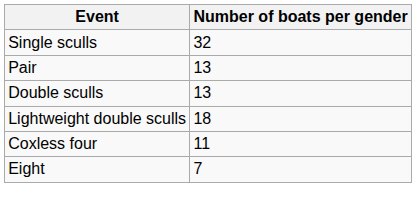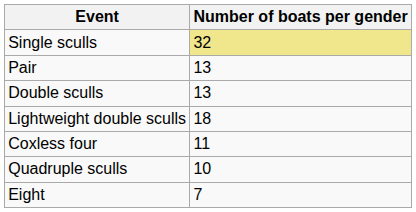(202, 42) no background -> (202, 42) khaki background
+ row: (68, 169)
